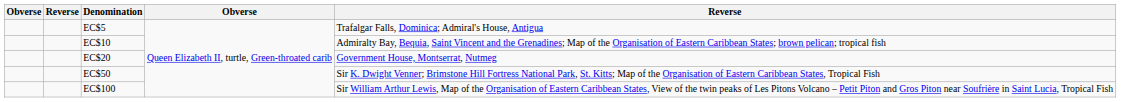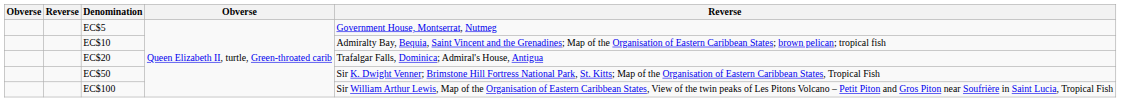(440, 27) Trafalgar Falls, Dominica; Admiral's House, Antigua -> (417, 27) Government House, Montserrat, Nutmeg
(417, 58) Government House, Montserrat, Nutmeg -> (440, 58) Trafalgar Falls, Dominica; Admiral's House, Antigua
